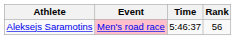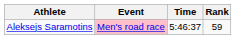(217, 27) 56 -> (217, 27) 59
